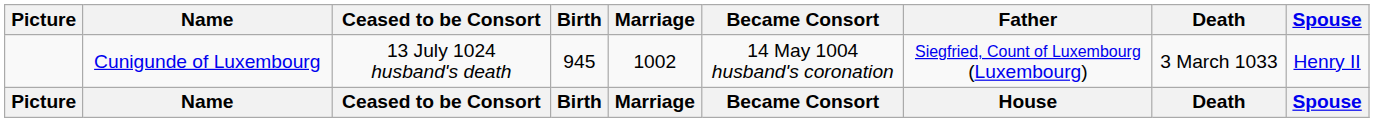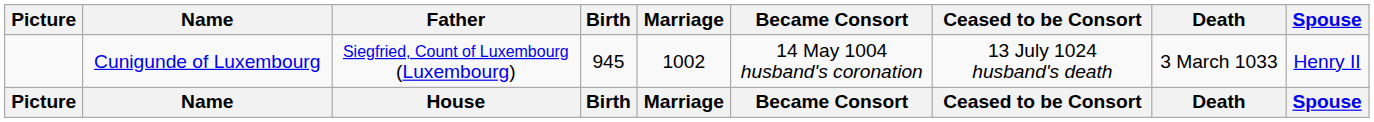columns swapped: (1028, 19) <-> (441, 19)
